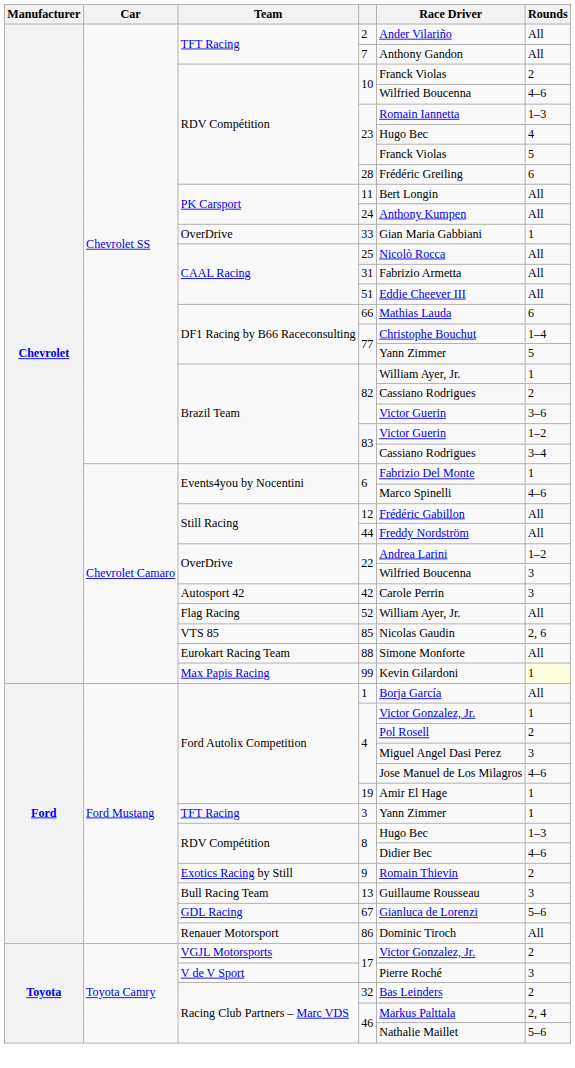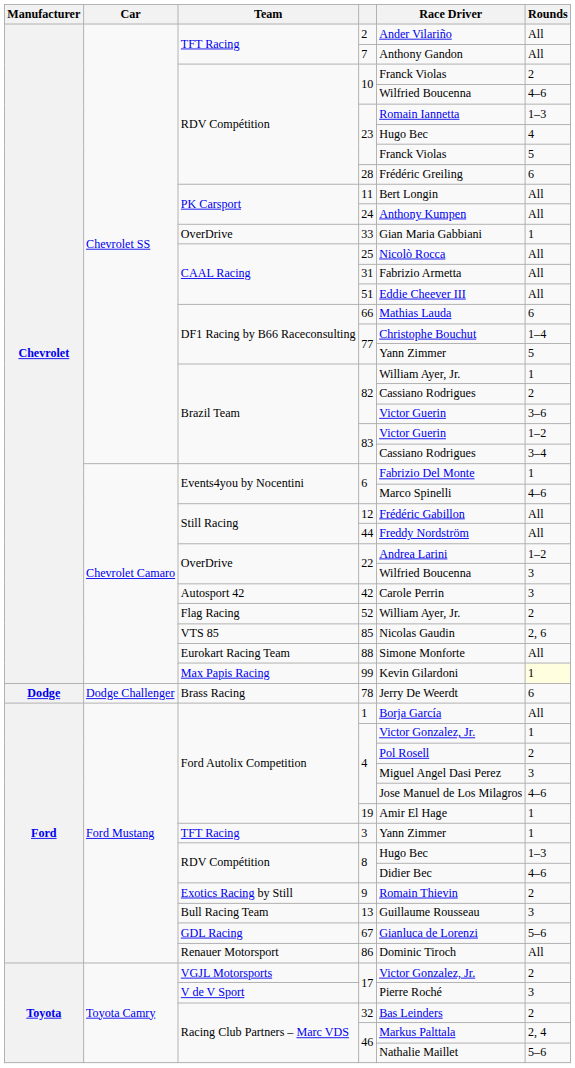(536, 613) All -> (531, 613) 2
+ row: (213, 693)
